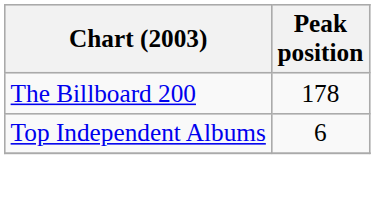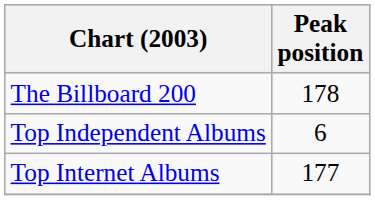+ row: (115, 173)
